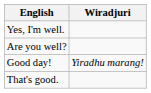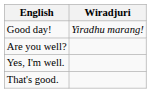rows swapped: (29, 63) <-> (36, 29)
